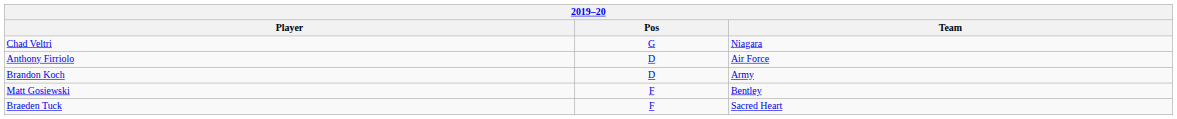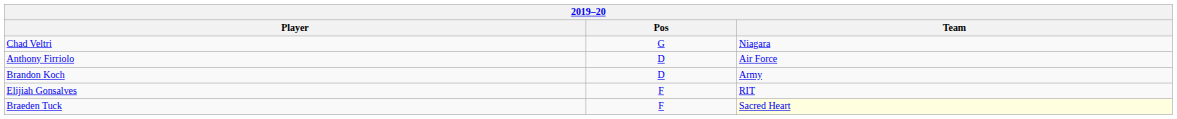+ row: (42, 91)
- row: (38, 91)
(757, 106) no background -> (765, 106) lightyellow background
